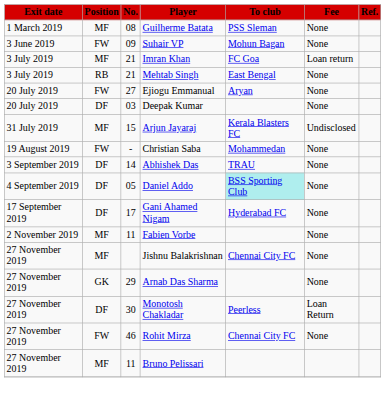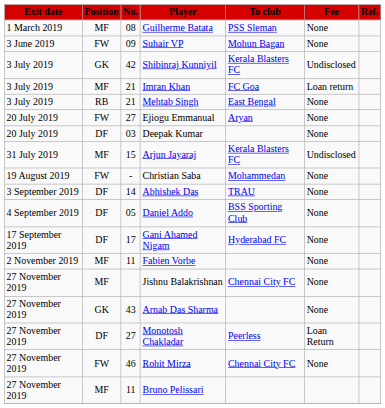+ row: (180, 65)
(255, 186) paleturquoise background -> (255, 213) no background
(131, 282) 29 -> (131, 309) 43
(131, 309) 30 -> (131, 336) 27
